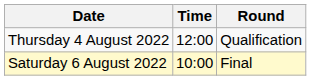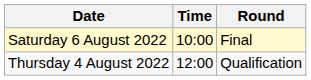rows swapped: (89, 39) <-> (87, 63)
